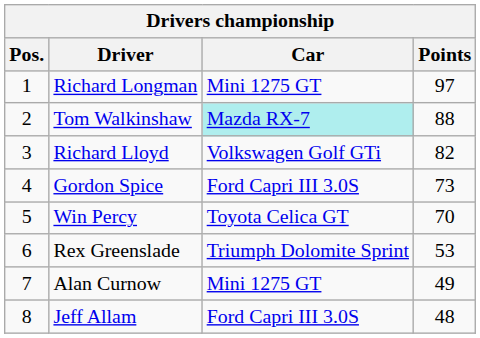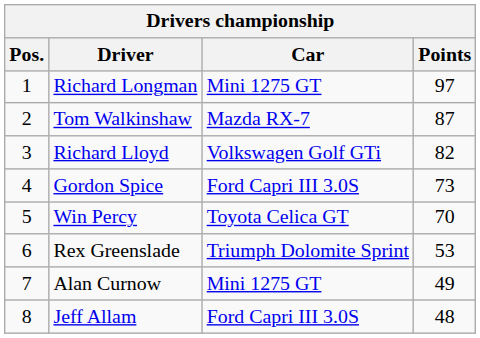(258, 119) paleturquoise background -> (258, 119) no background
(445, 119) 88 -> (445, 119) 87
